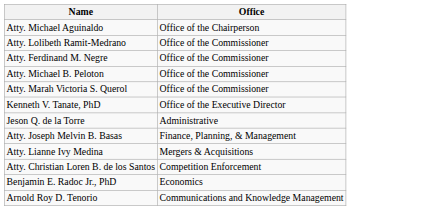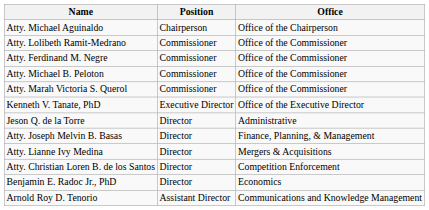+ column: (197, 12)
